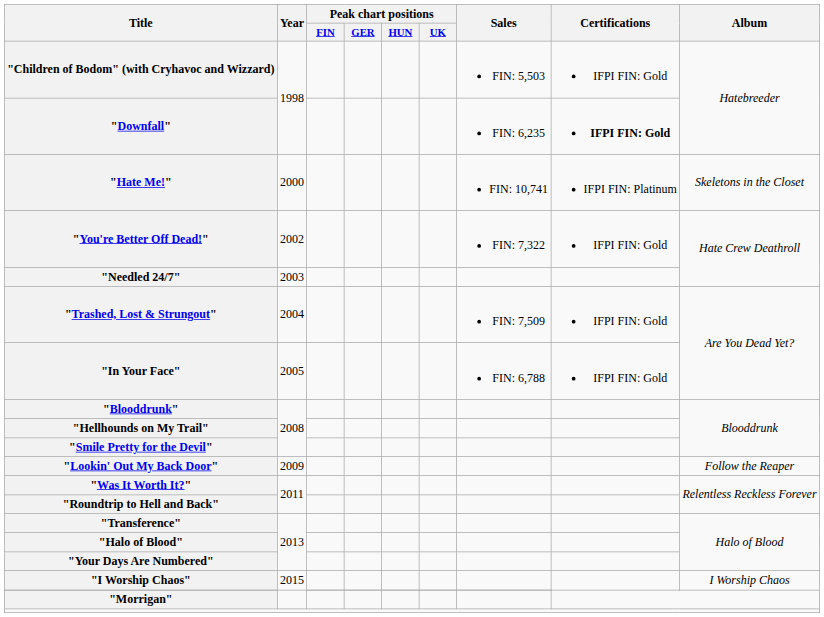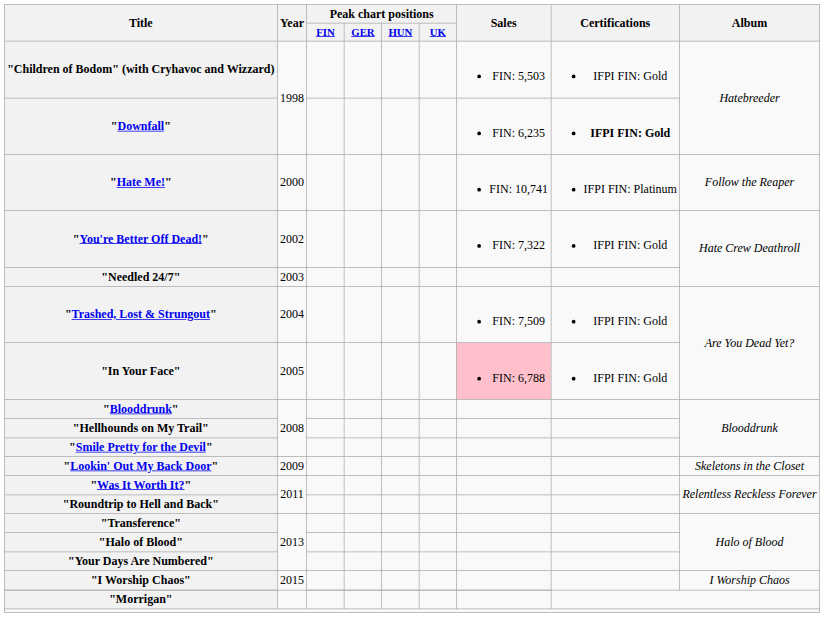(750, 182) Skeletons in the Closet -> (750, 182) Follow the Reaper
(504, 378) no background -> (504, 378) pink background
(750, 466) Follow the Reaper -> (750, 466) Skeletons in the Closet
